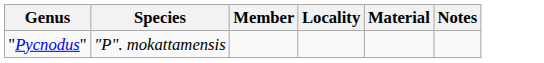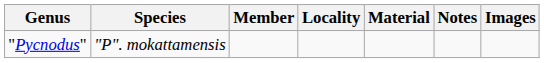+ column: (510, 17)
